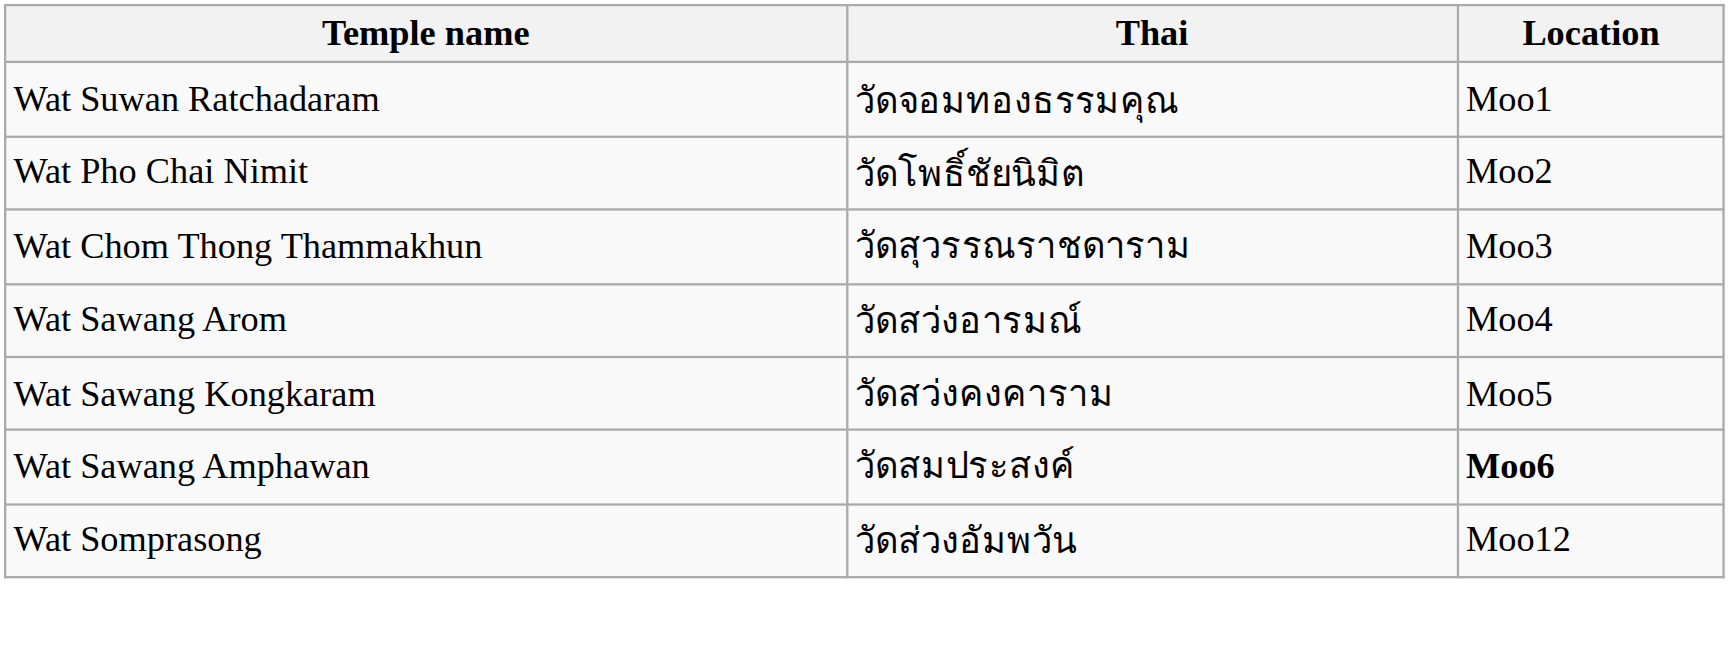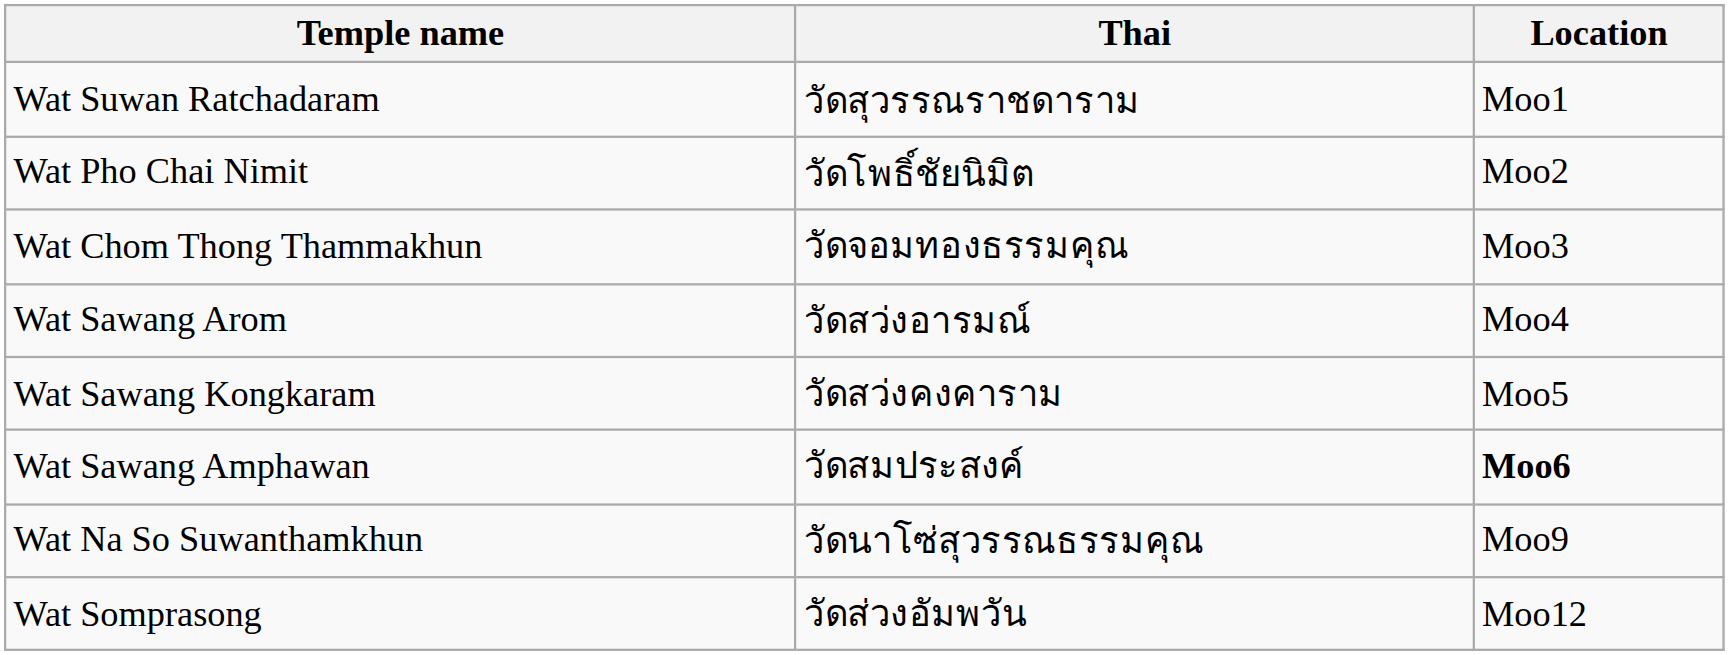(1017, 99) วัดจอมทองธรรมคุณ -> (972, 99) วัดสุวรรณราชดาราม
(1023, 246) วัดสุวรรณราชดาราม -> (967, 246) วัดจอมทองธรรมคุณ
+ row: (218, 539)
